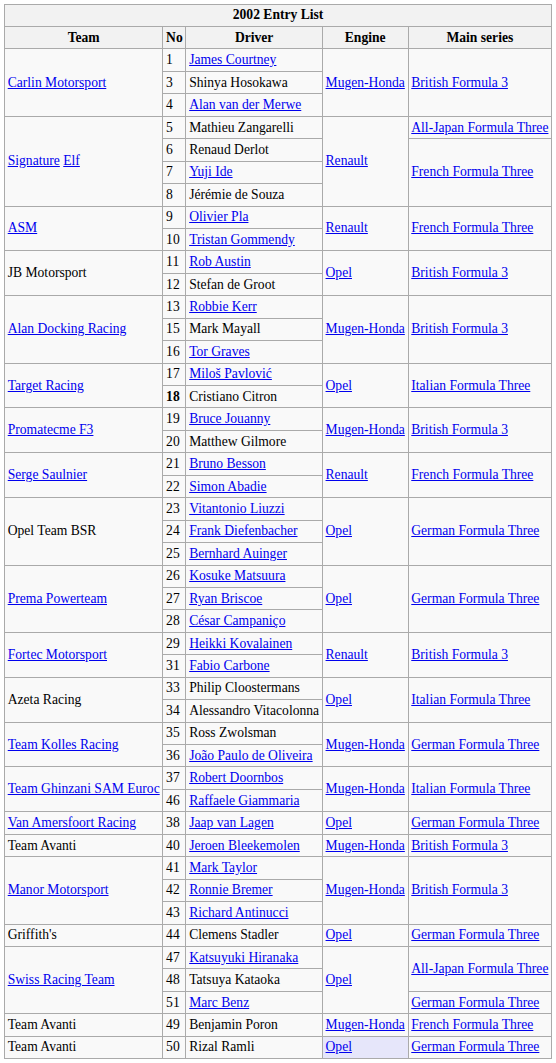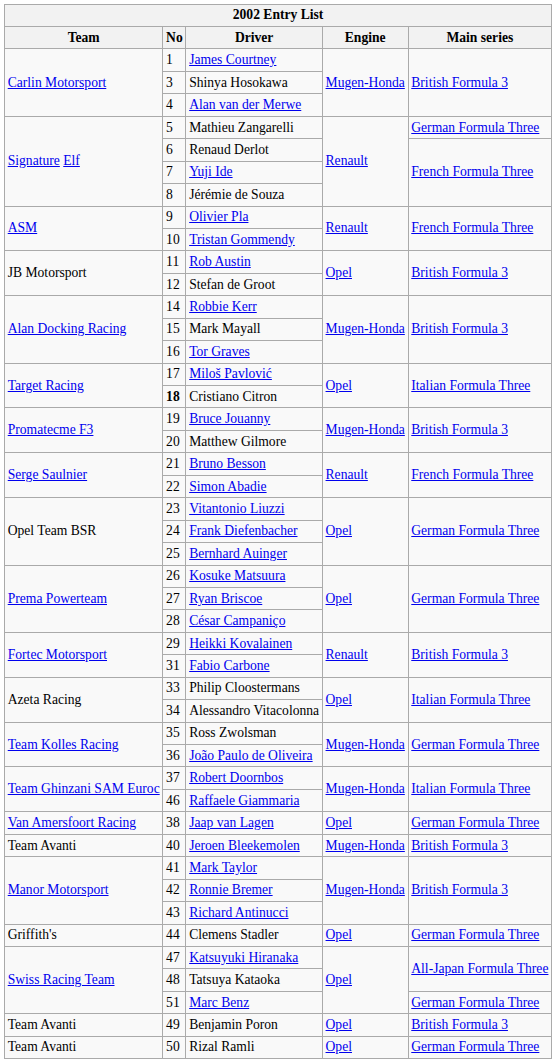(480, 127) All-Japan Formula Three -> (475, 127) German Formula Three
(173, 306) 13 -> (173, 306) 14
(365, 1024) Mugen-Honda -> (339, 1024) Opel
(472, 1024) French Formula Three -> (460, 1024) British Formula 3
(339, 1047) lavender background -> (339, 1047) no background
